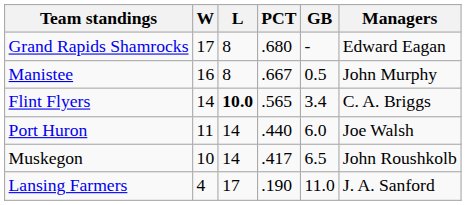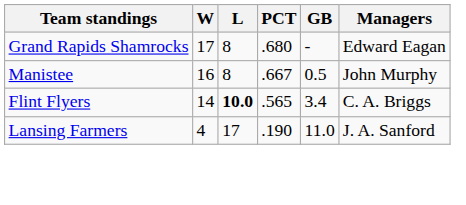- row: (48, 130)
- row: (46, 158)
